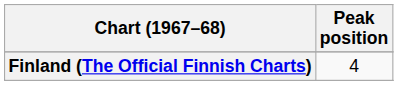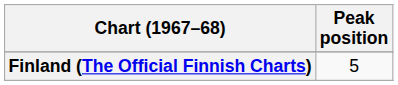(354, 66) 4 -> (354, 66) 5
